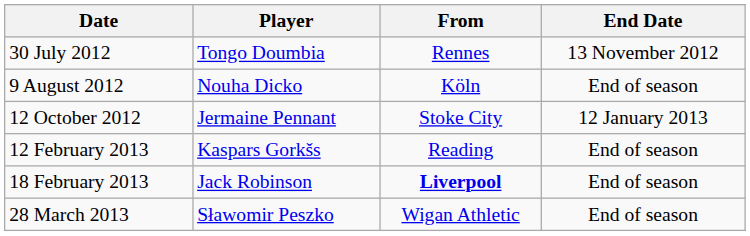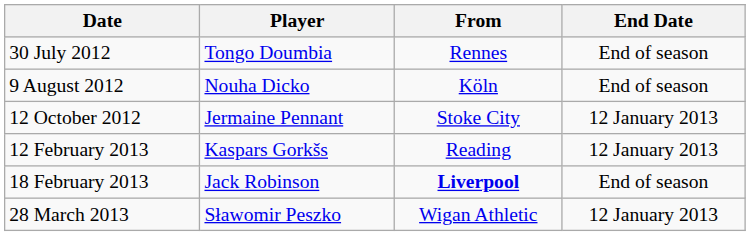(643, 53) 13 November 2012 -> (653, 53) End of season
(643, 150) End of season -> (653, 150) 12 January 2013
(643, 214) End of season -> (653, 214) 12 January 2013
